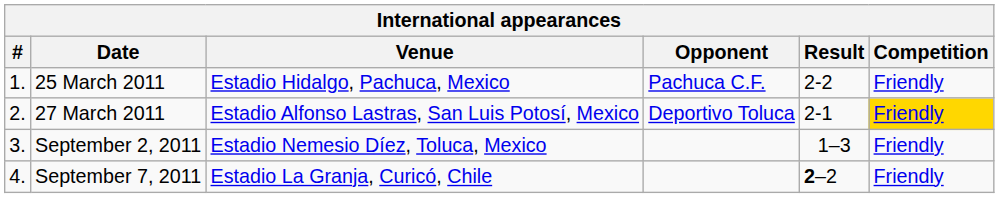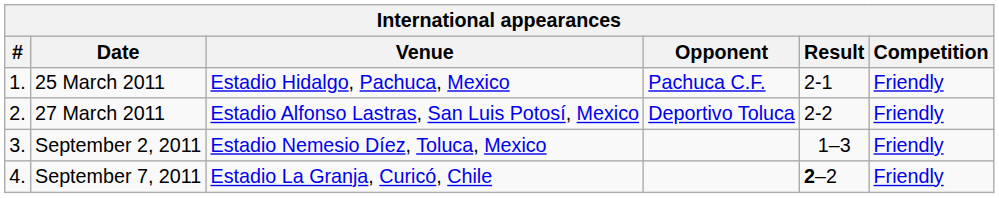(818, 83) 2-2 -> (818, 83) 2-1
(818, 114) 2-1 -> (818, 114) 2-2
(909, 114) gold background -> (909, 114) no background
